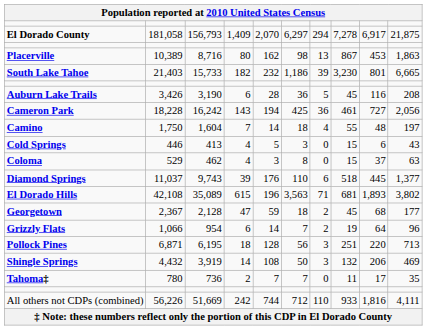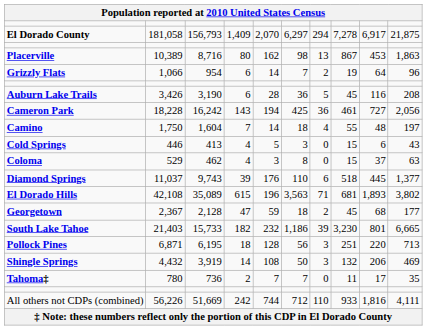rows swapped: (48, 72) <-> (36, 228)
